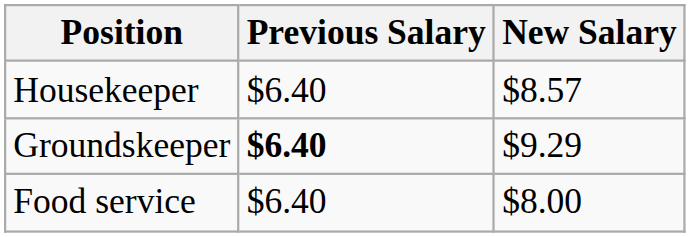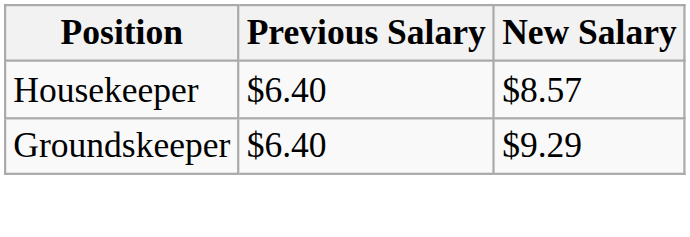(287, 145) bold -> (287, 145) normal
- row: (105, 201)
